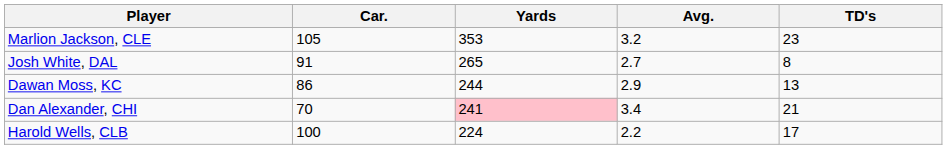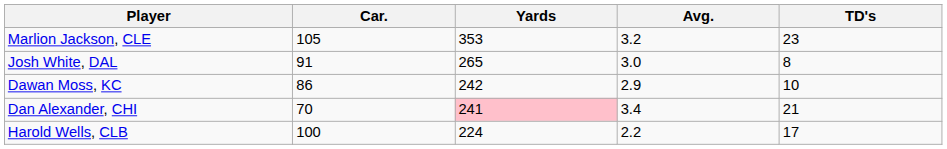(631, 62) 2.7 -> (631, 62) 3.0
(471, 86) 244 -> (471, 86) 242
(791, 86) 13 -> (791, 86) 10
